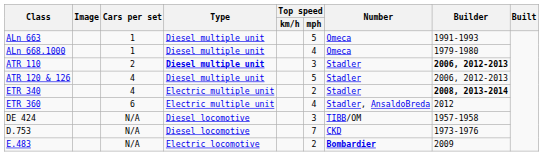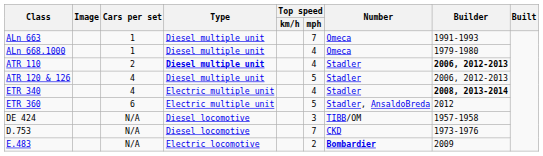(314, 38) 5 -> (314, 38) 7
(314, 64) 3 -> (314, 64) 4
(314, 91) 2 -> (314, 91) 4
(314, 104) 4 -> (314, 104) 5
